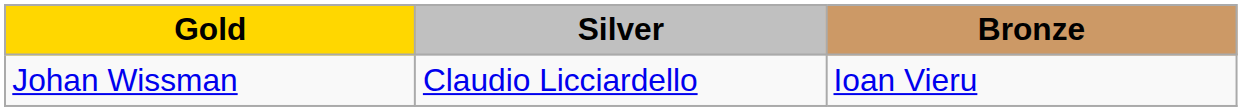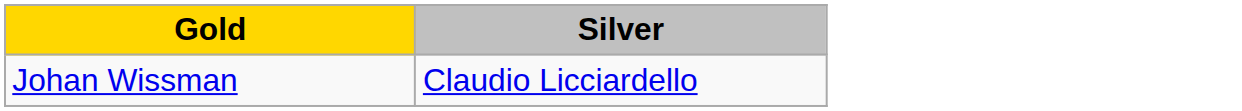- column: (1031, 29)
